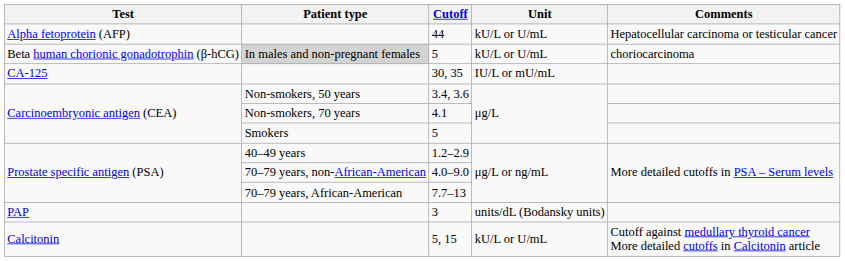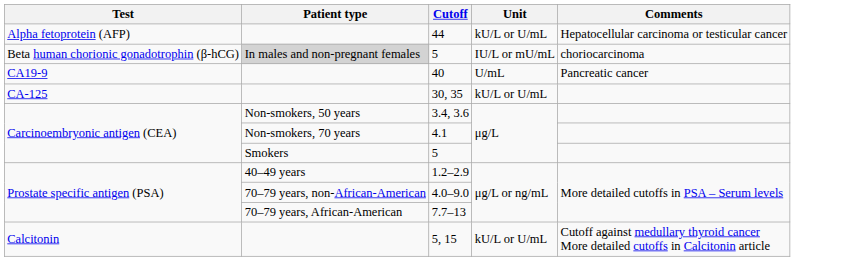(511, 53) kU/L or U/mL -> (515, 53) IU/L or mU/mL
+ row: (27, 73)
(515, 73) IU/L or mU/mL -> (511, 93) kU/L or U/mL
- row: (18, 212)
